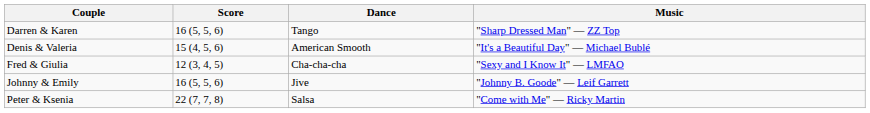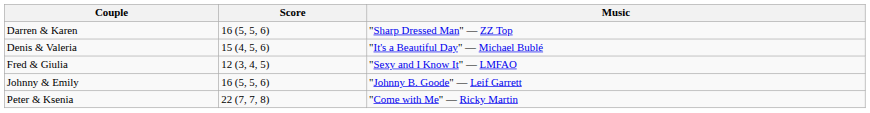- column: (381, 13)
